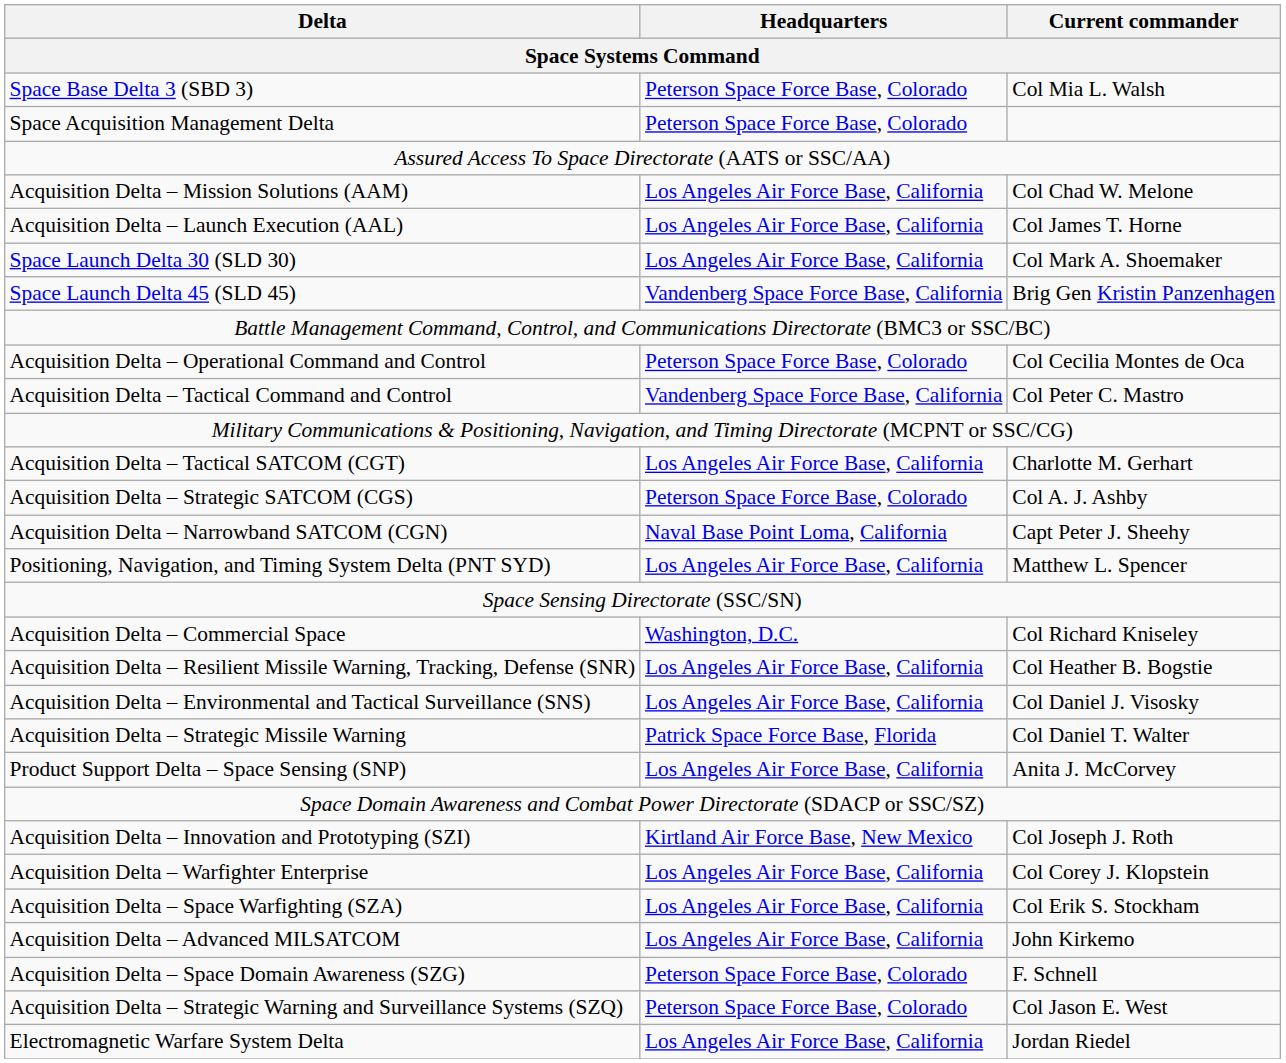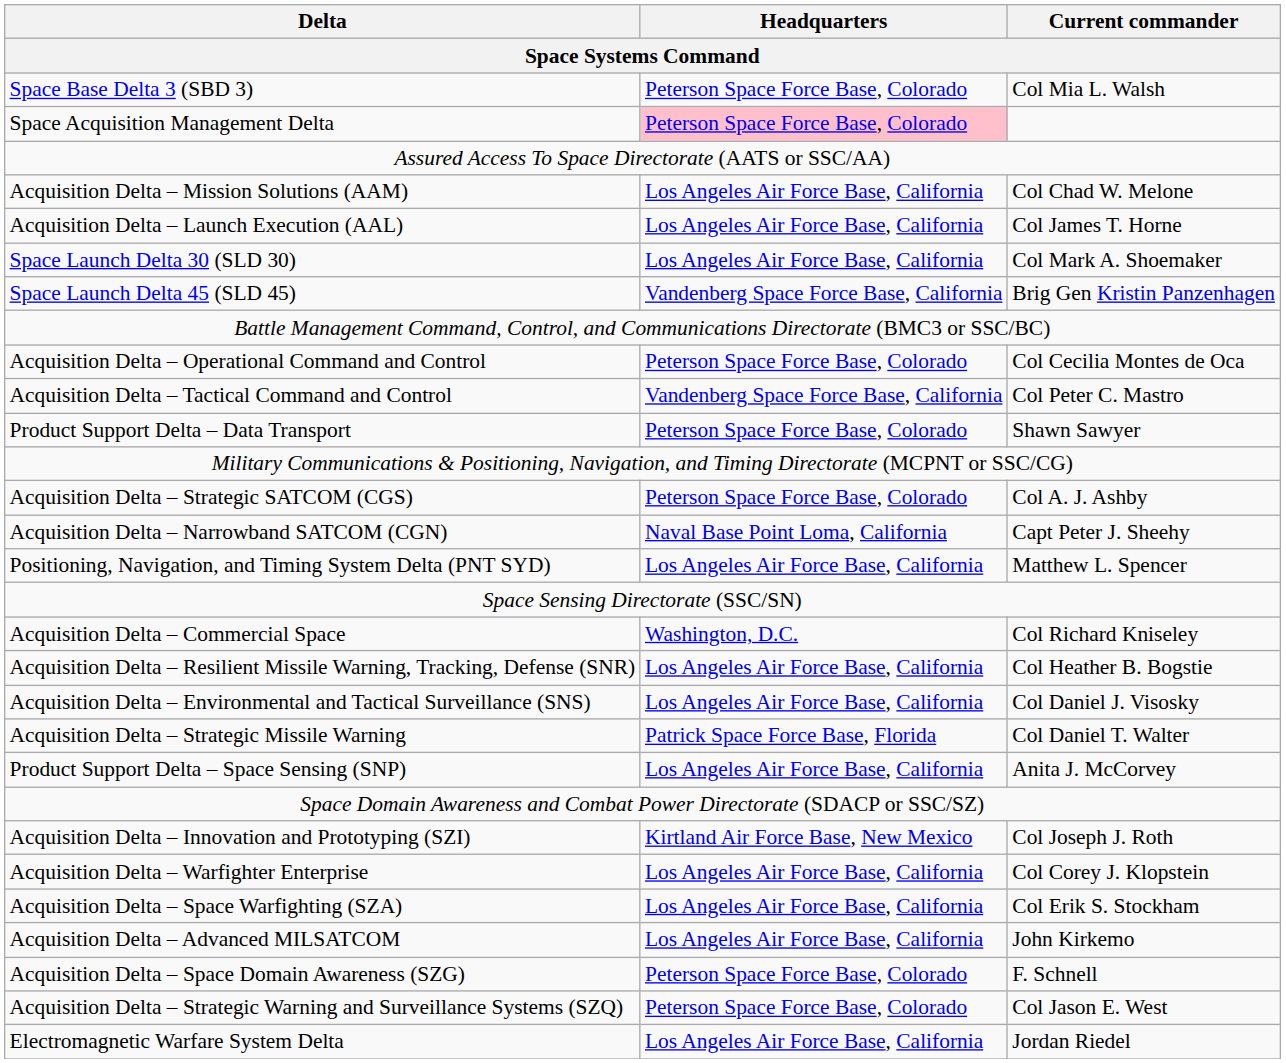(806, 123) no background -> (806, 123) pink background
+ row: (180, 429)
- row: (207, 463)
